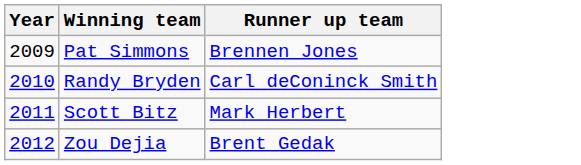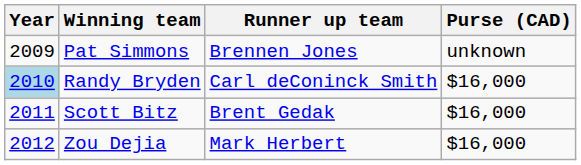+ column: (509, 20)
(32, 82) no background -> (32, 82) lightblue background
(278, 113) Mark Herbert -> (272, 113) Brent Gedak
(272, 144) Brent Gedak -> (278, 144) Mark Herbert
